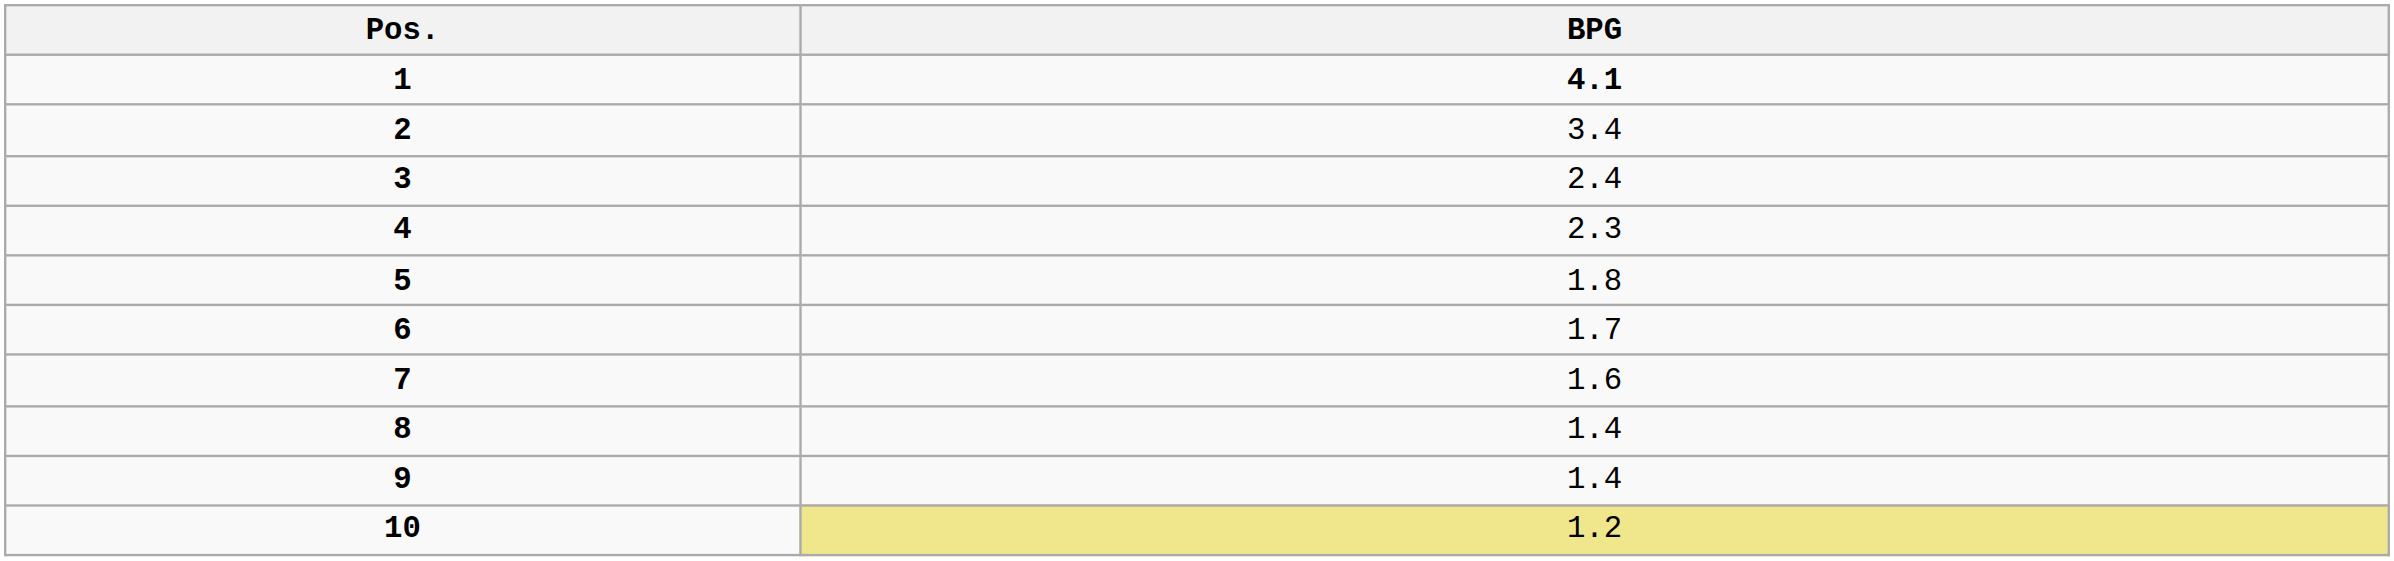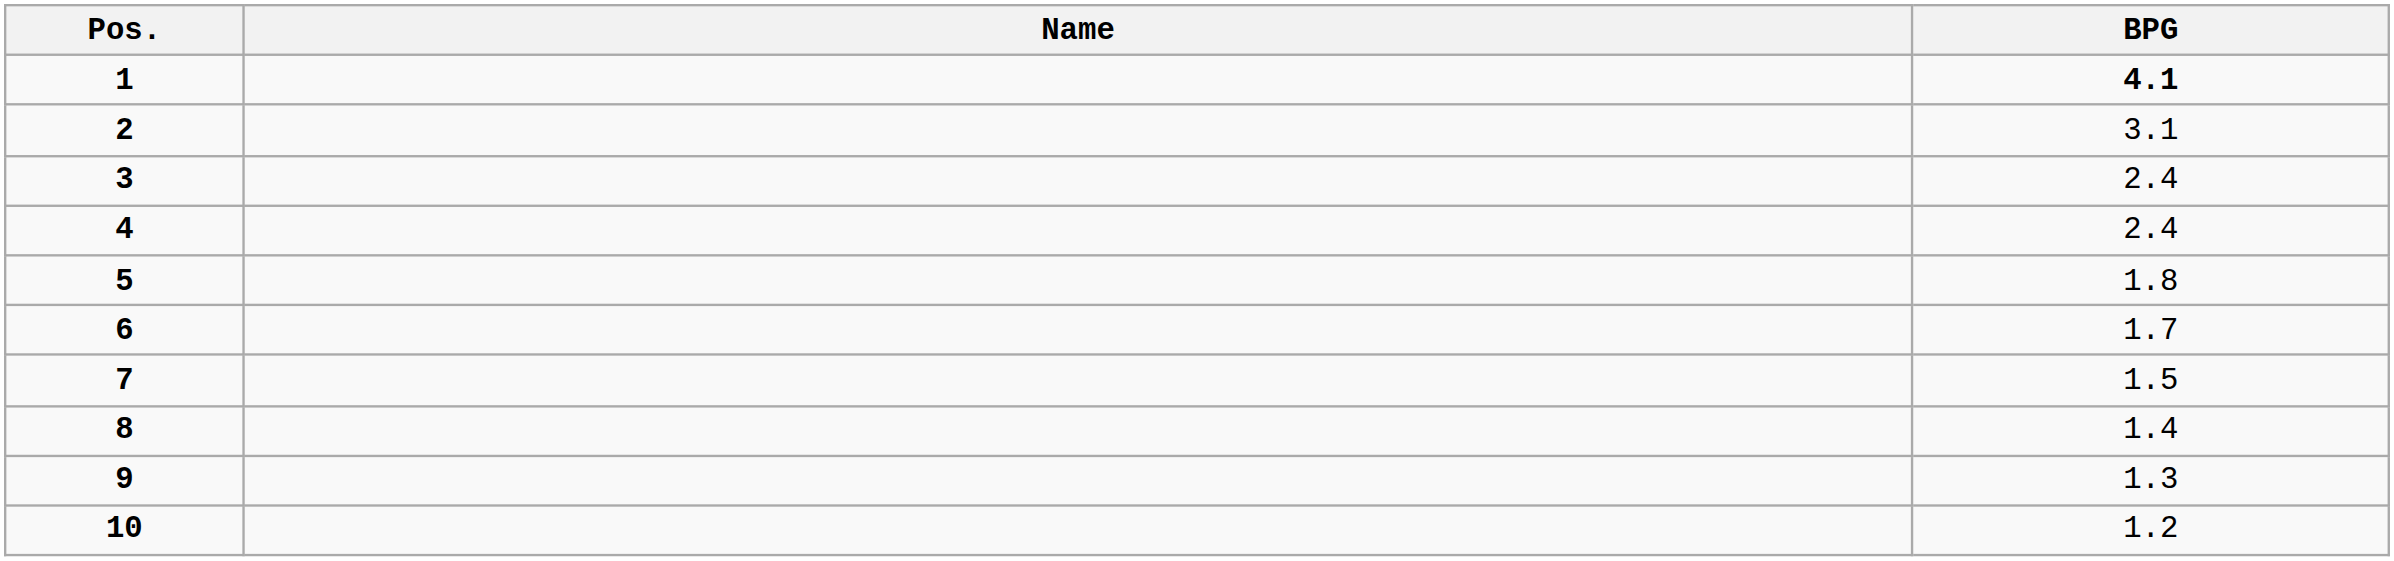+ column: (1078, 30)
(1595, 130) 3.4 -> (2151, 130) 3.1
(1595, 230) 2.3 -> (2151, 230) 2.4
(1595, 380) 1.6 -> (2151, 380) 1.5
(1595, 480) 1.4 -> (2151, 480) 1.3
(1595, 530) khaki background -> (2151, 530) no background
